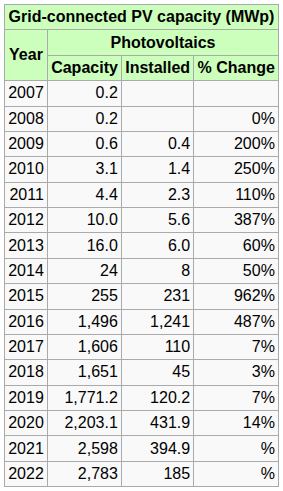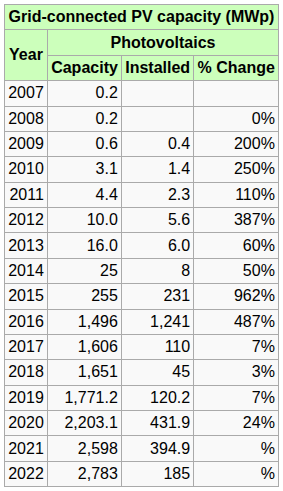(109, 270) 24 -> (109, 270) 25
(259, 423) 14% -> (259, 423) 24%
